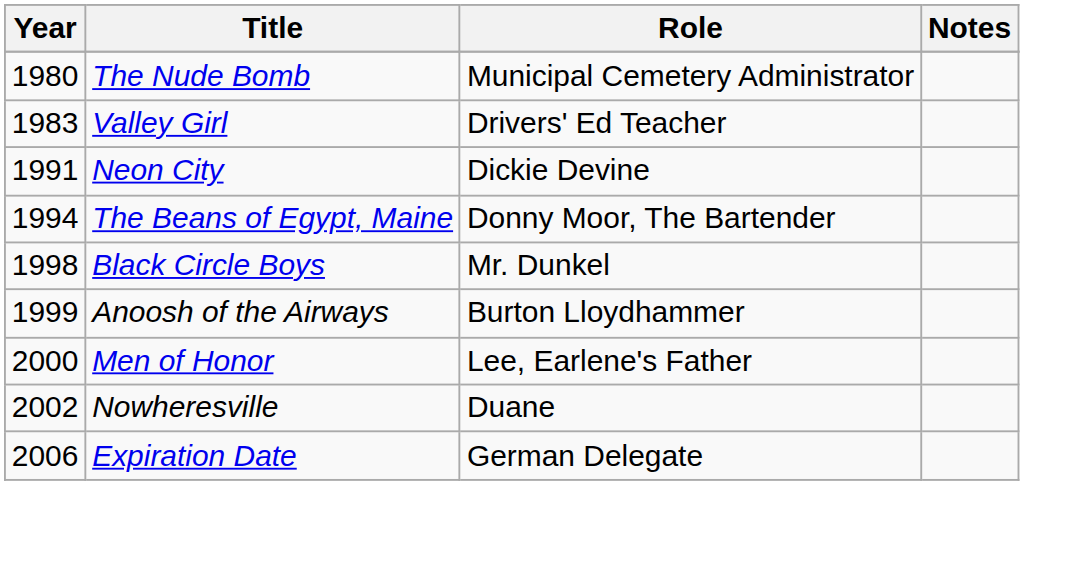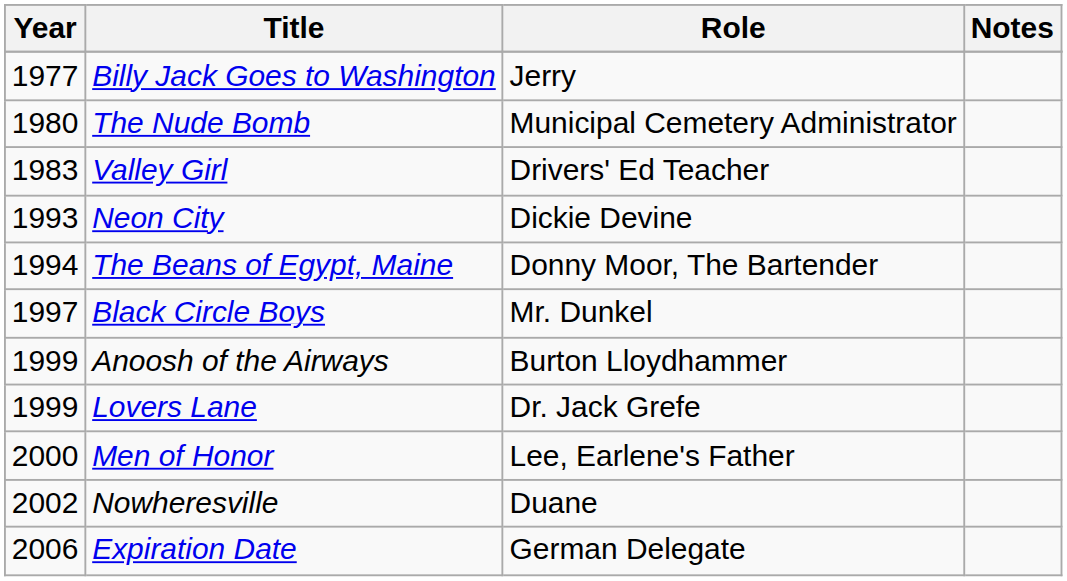+ row: (294, 75)
(45, 170) 1991 -> (45, 218) 1993
(45, 265) 1998 -> (45, 312) 1997
+ row: (175, 407)
